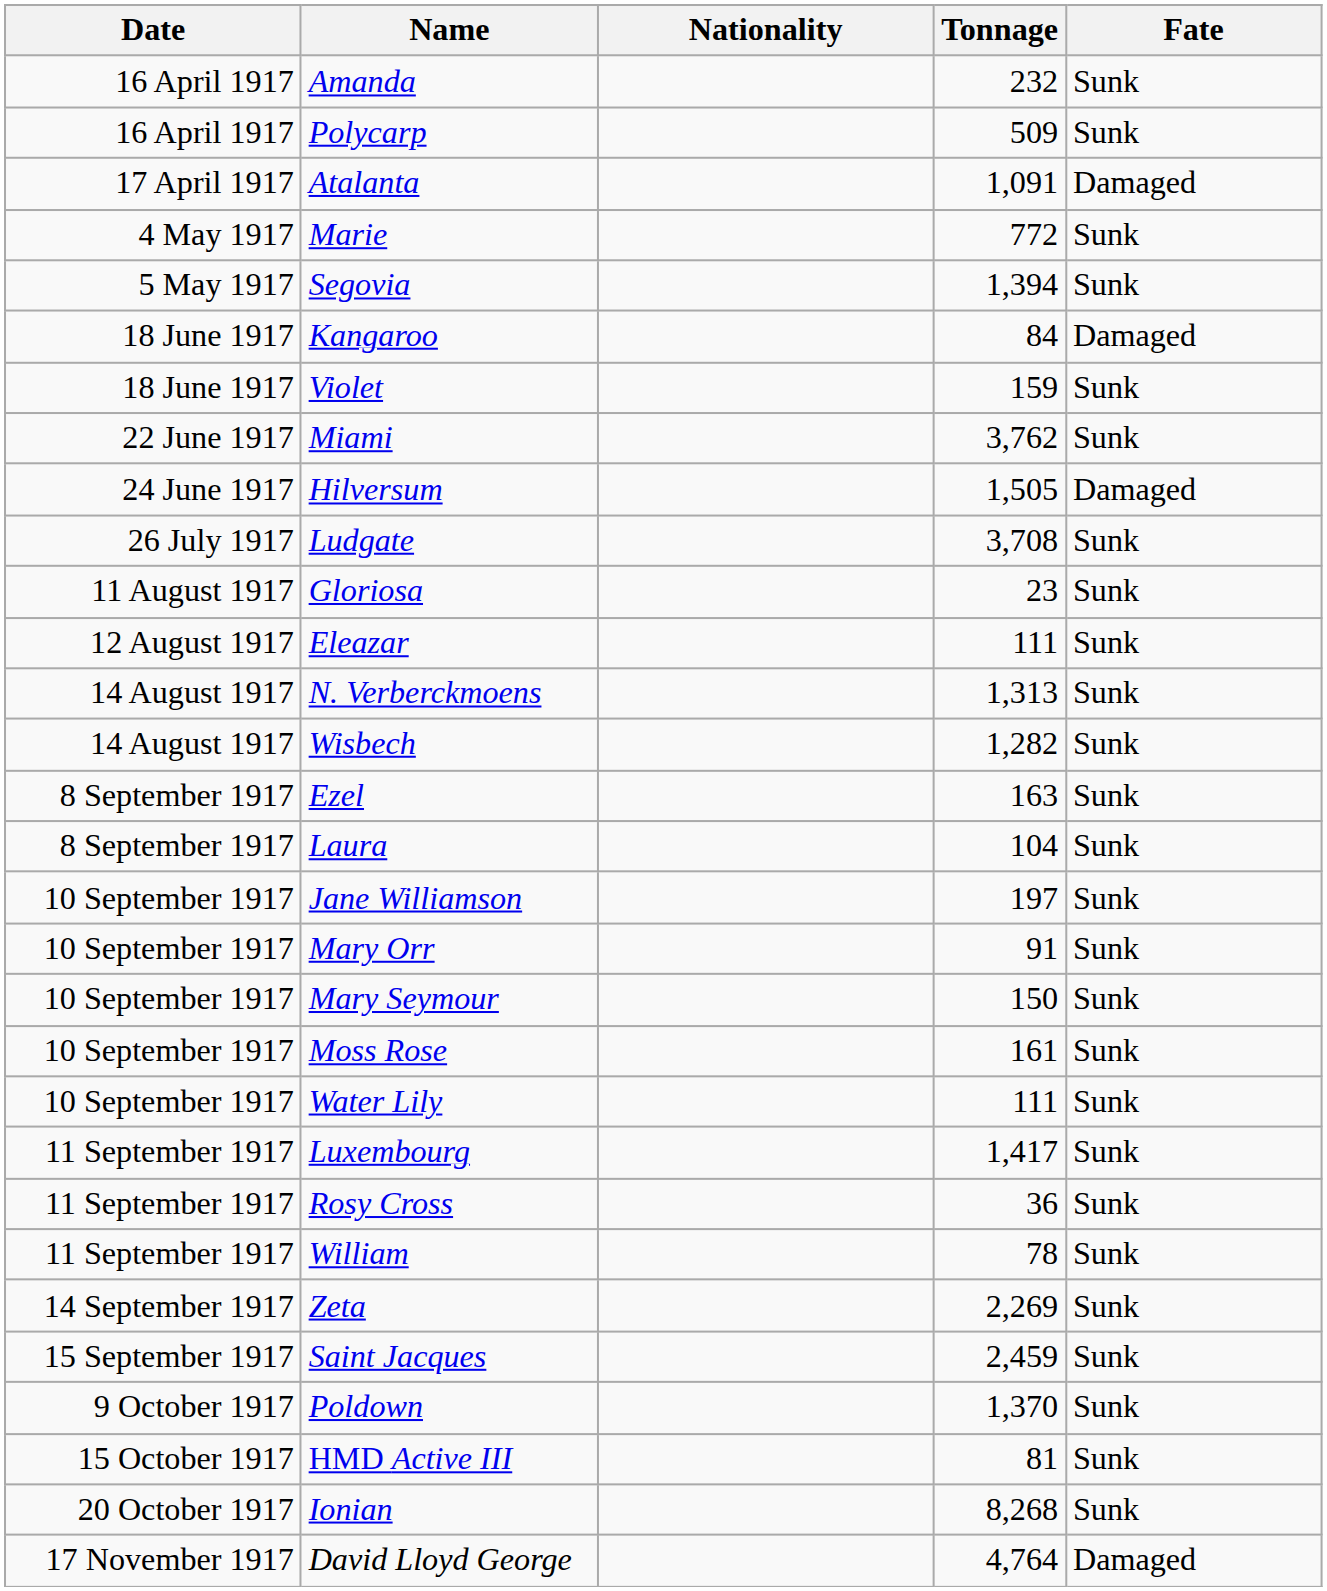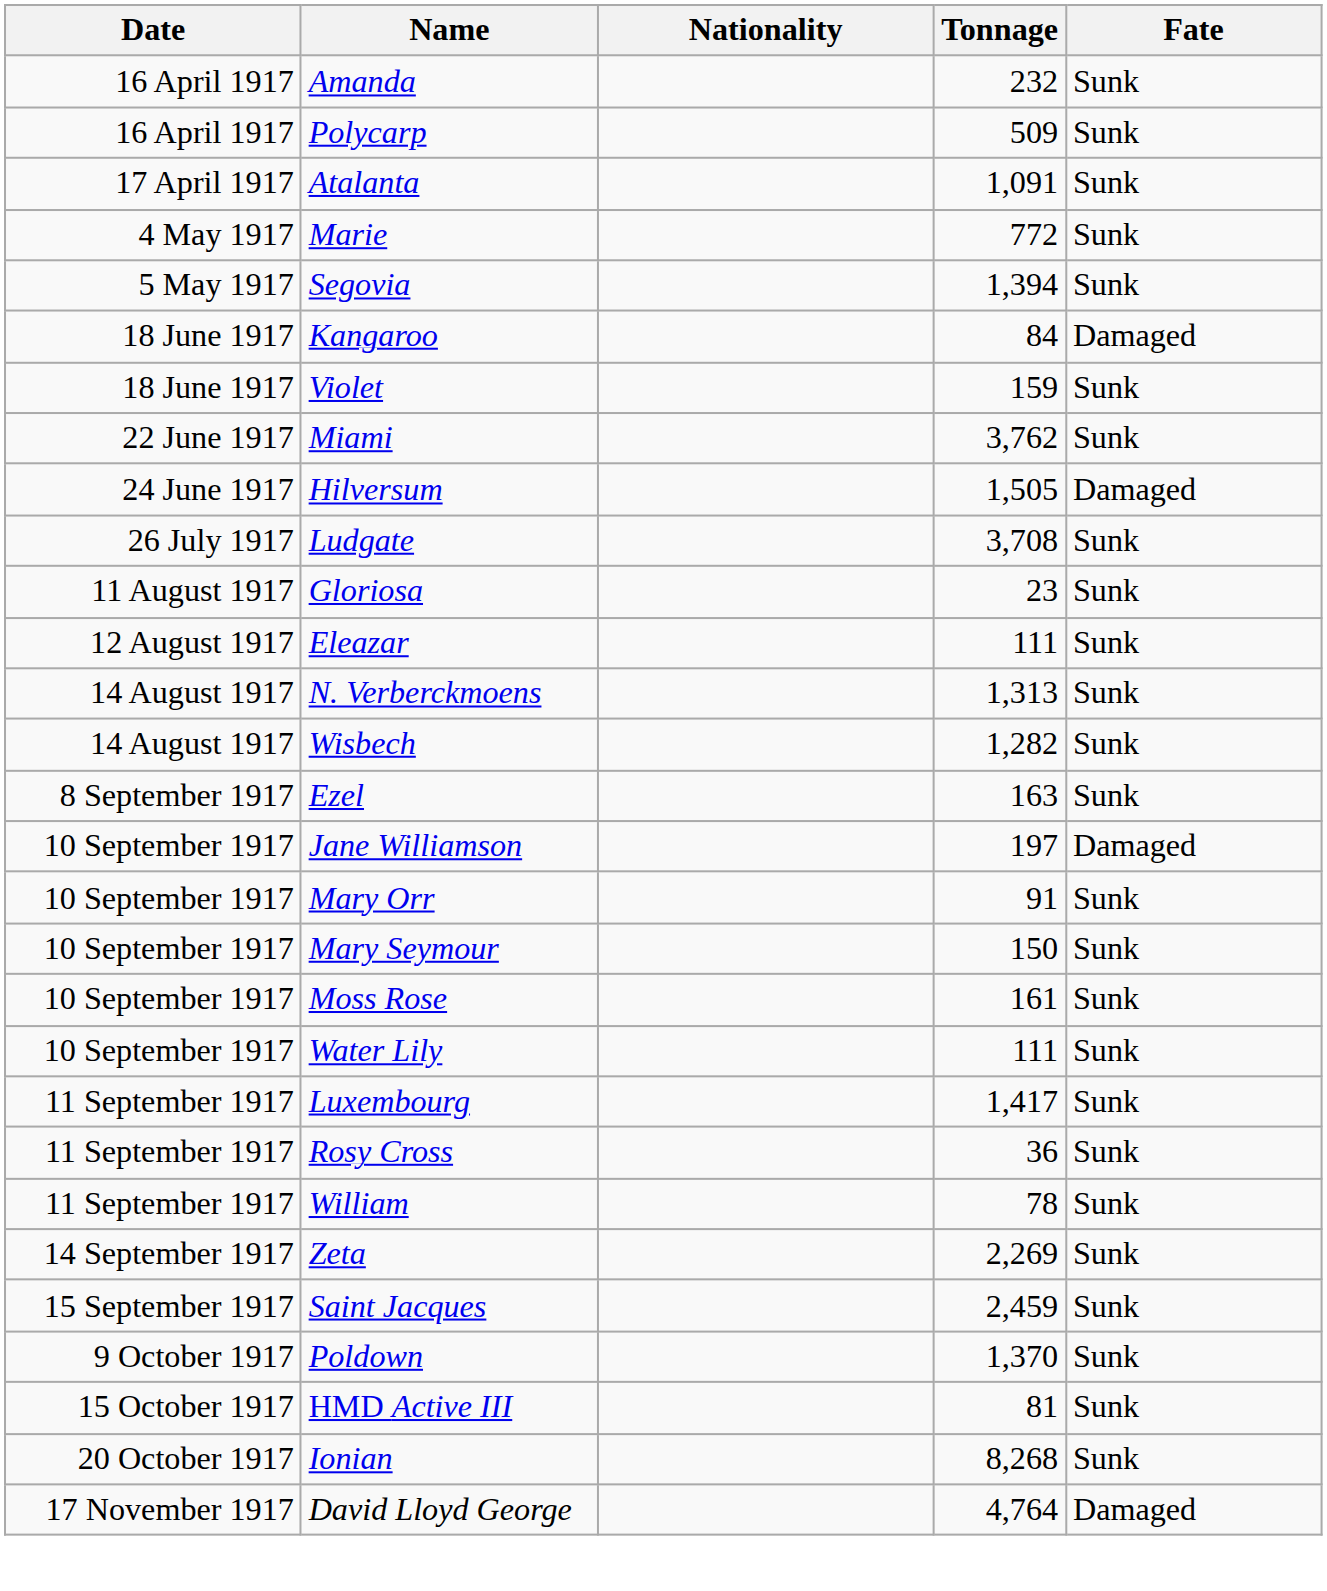(1135, 183) Damaged -> (1106, 183) Sunk
- row: (348, 846)
(1106, 897) Sunk -> (1135, 846) Damaged
